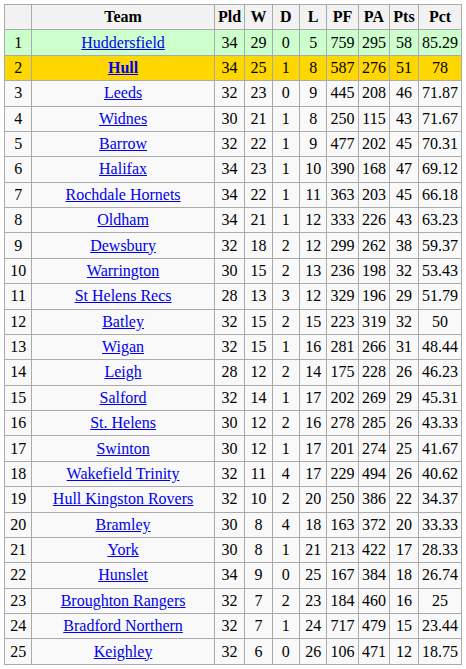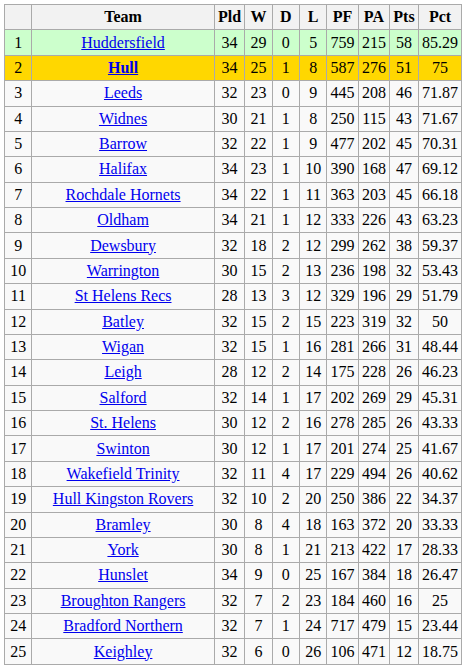(374, 42) 295 -> (374, 42) 215
(440, 67) 78 -> (440, 67) 75
(440, 575) 26.74 -> (440, 575) 26.47
